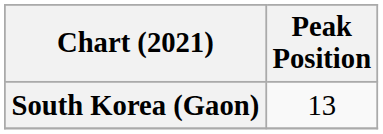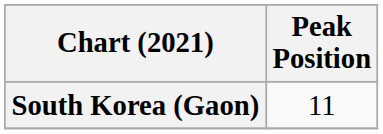(322, 104) 13 -> (322, 104) 11
